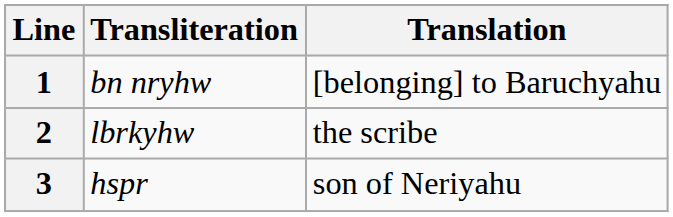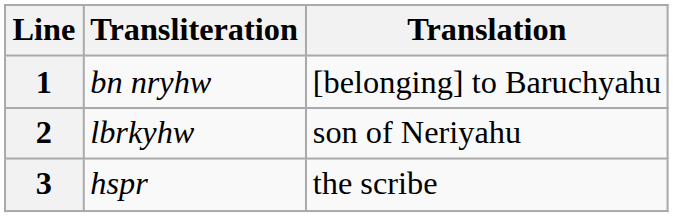(375, 132) the scribe -> (417, 132) son of Neriyahu
(417, 183) son of Neriyahu -> (375, 183) the scribe
